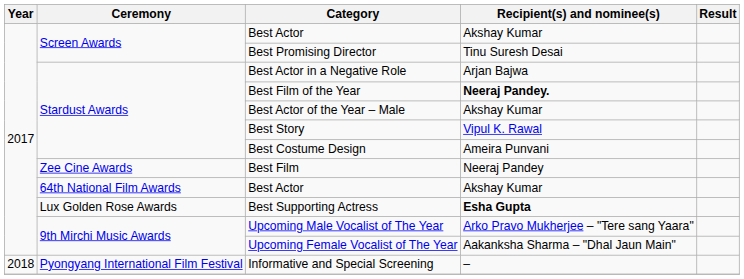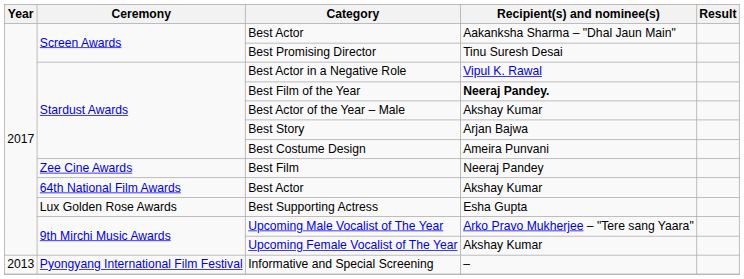(503, 33) Akshay Kumar -> (570, 33) Aakanksha Sharma – "Dhal Jaun Main"
(496, 71) Arjan Bajwa -> (503, 71) Vipul K. Rawal
(503, 129) Vipul K. Rawal -> (496, 129) Arjan Bajwa
(497, 206) bold -> (495, 206) normal
(570, 245) Aakanksha Sharma – "Dhal Jaun Main" -> (503, 245) Akshay Kumar
(21, 264) 2018 -> (21, 264) 2013
